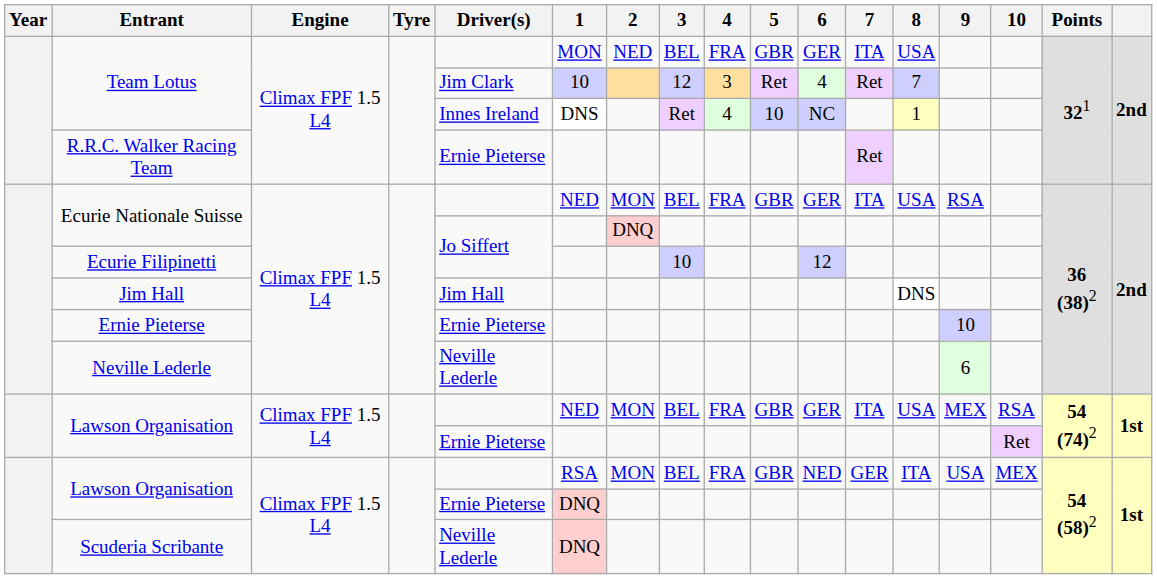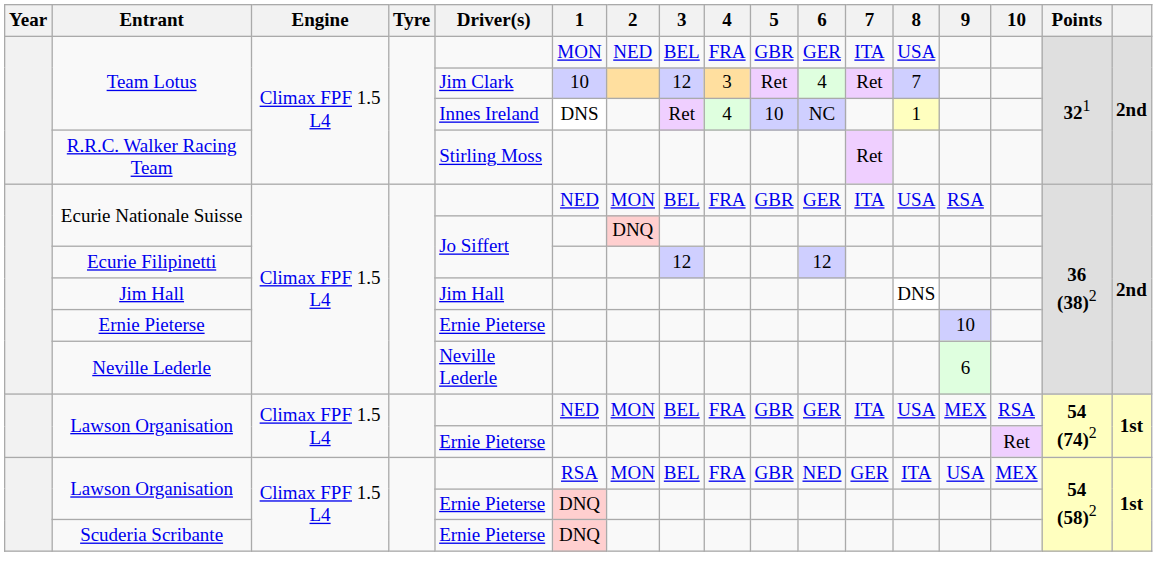(492, 157) Ernie Pieterse -> (491, 157) Stirling Moss
(682, 262) 10 -> (682, 262) 12
(468, 546) Neville Lederle -> (492, 535) Ernie Pieterse
